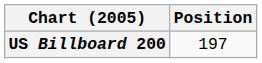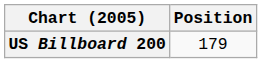(213, 45) 197 -> (213, 45) 179
